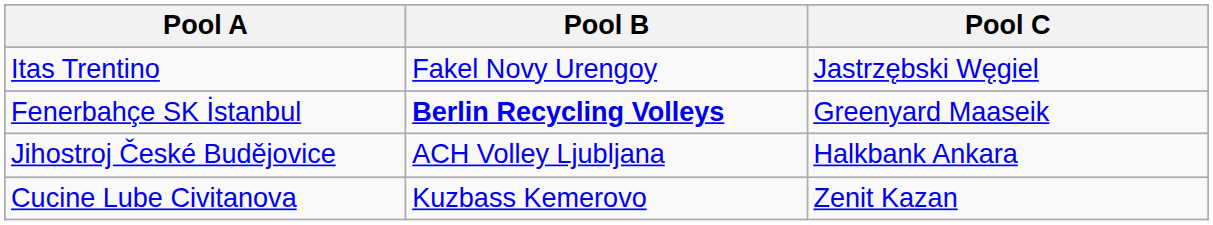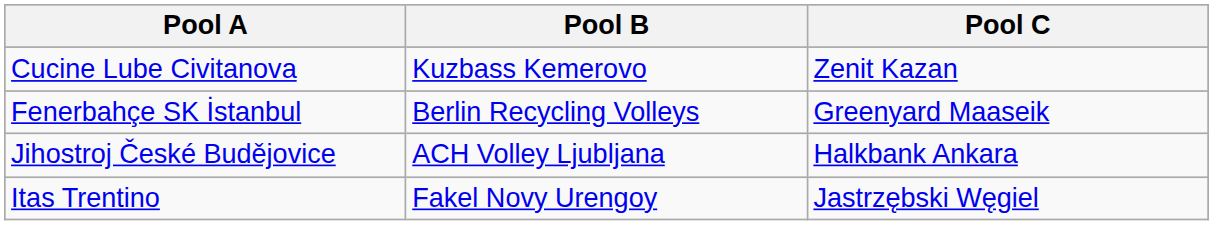rows swapped: (154, 197) <-> (85, 68)
(568, 111) bold -> (556, 111) normal
